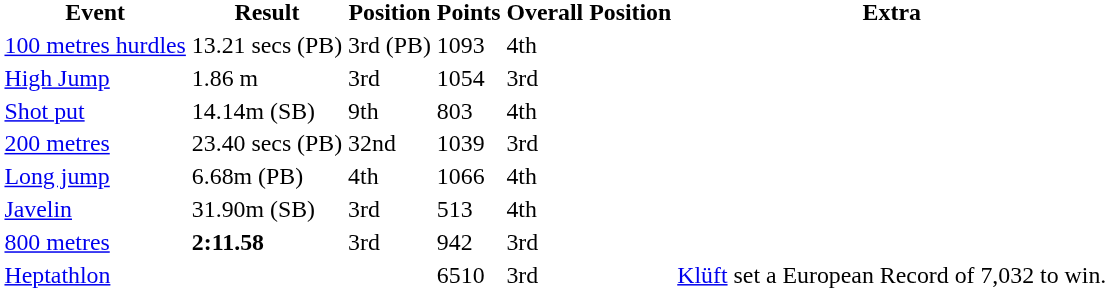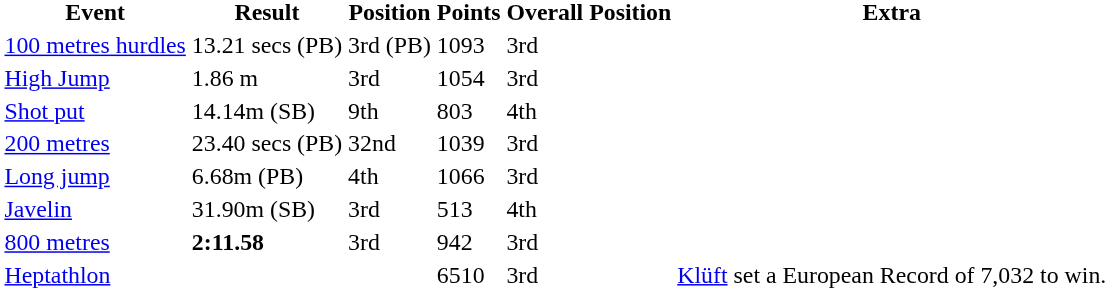(522, 45) 4th -> (522, 45) 3rd
(522, 176) 4th -> (522, 176) 3rd
